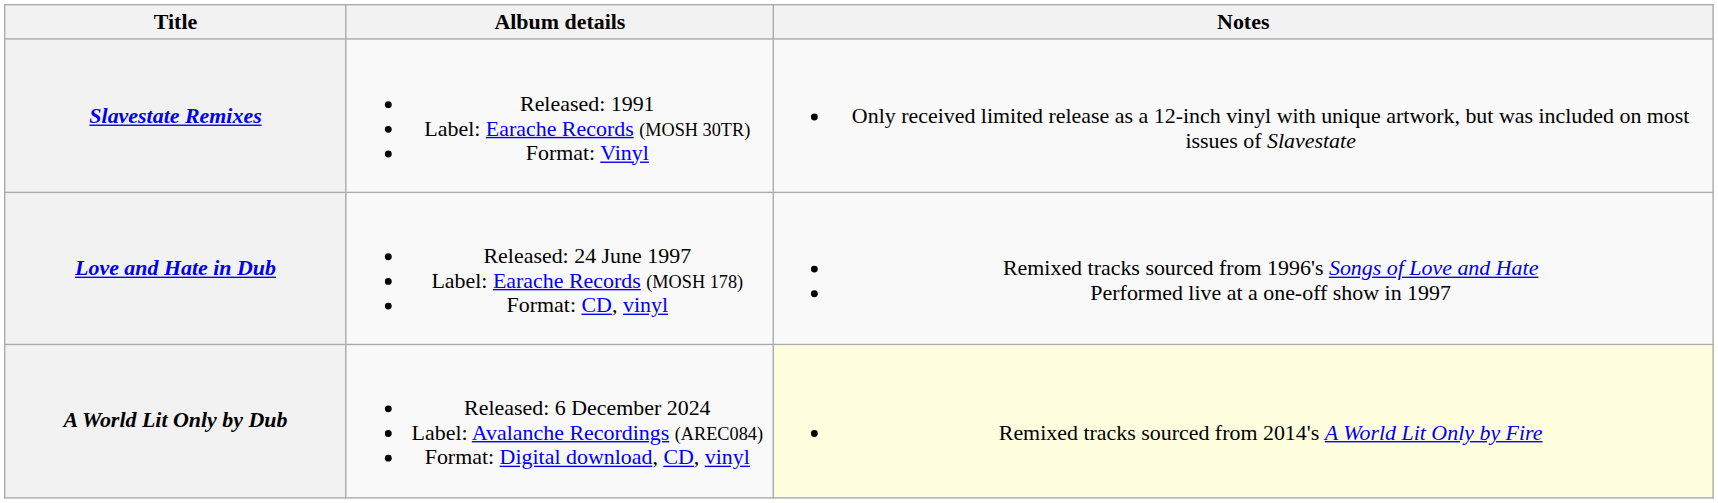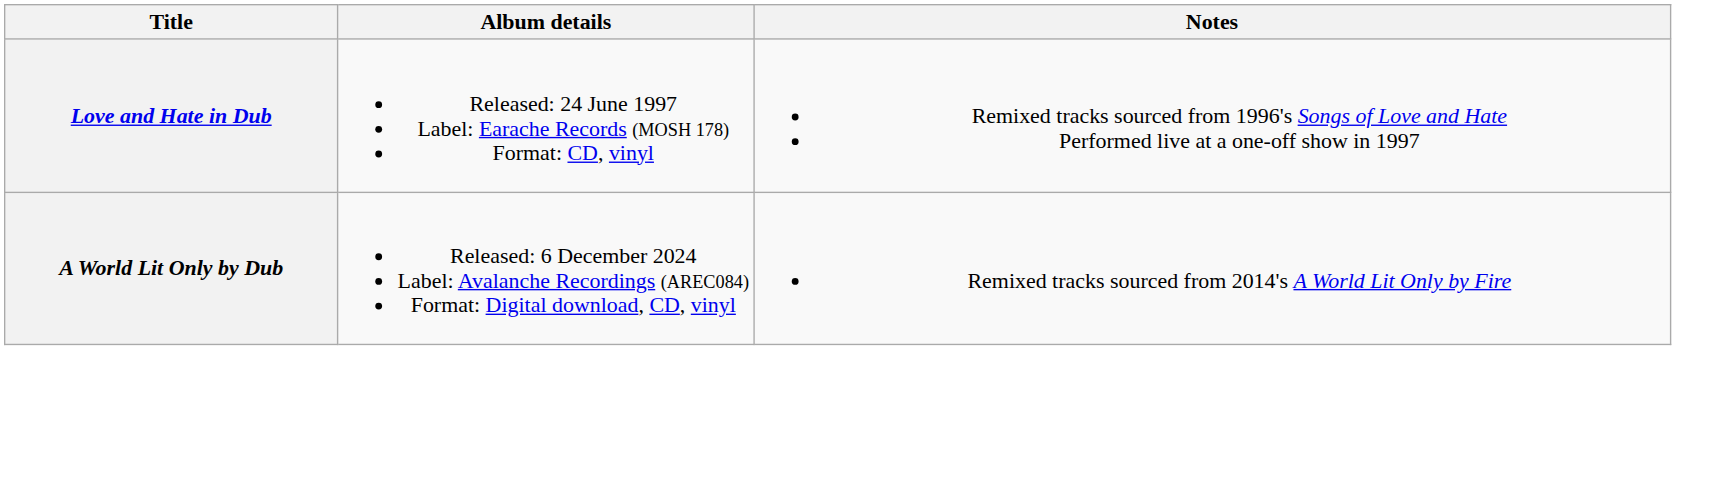- row: (176, 115)
(1243, 433) lightyellow background -> (1212, 281) no background
